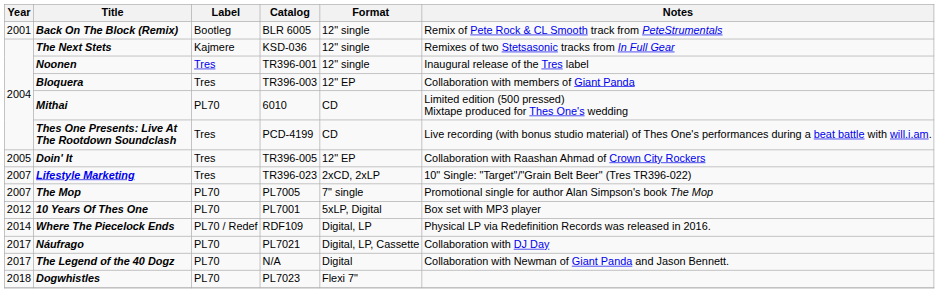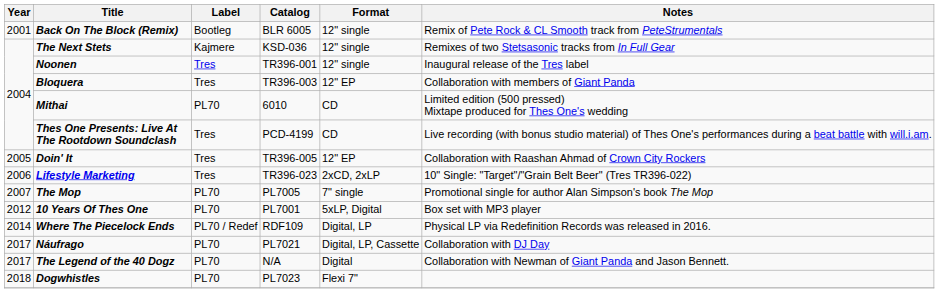(19, 175) 2007 -> (19, 175) 2006
